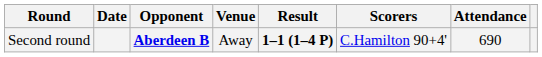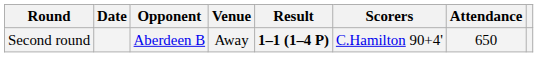(171, 39) bold -> (169, 39) normal
(490, 39) 690 -> (486, 39) 650
